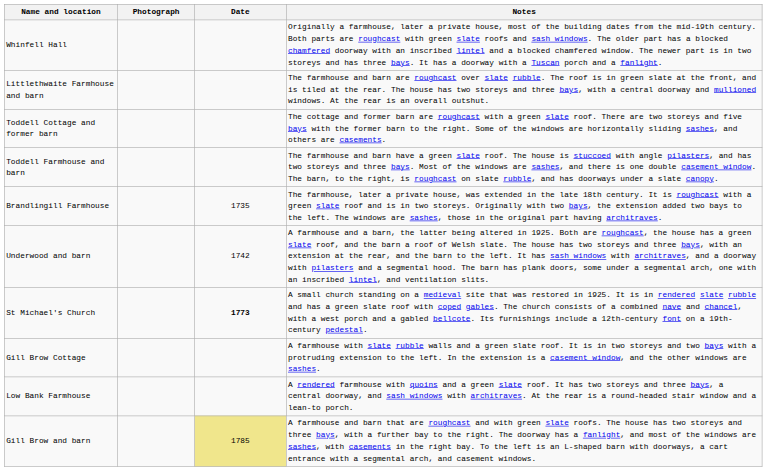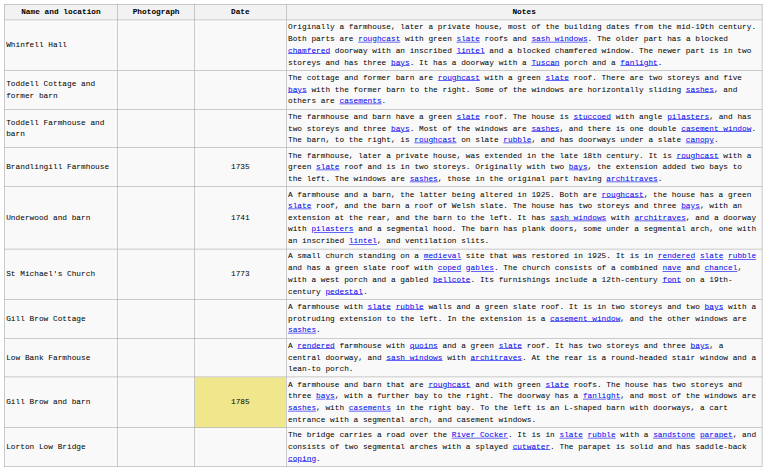- row: (60, 89)
(240, 256) 1742 -> (240, 218) 1741
(240, 313) bold -> (240, 274) normal
+ row: (46, 447)
